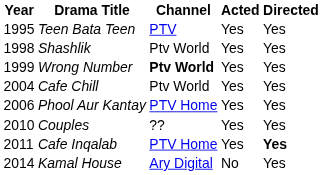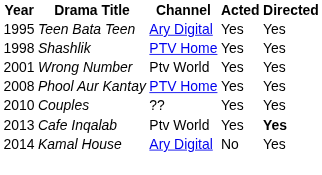(163, 29) PTV -> (181, 29) Ary Digital
(179, 48) Ptv World -> (183, 48) PTV Home
(19, 67) 1999 -> (19, 67) 2001
(182, 67) bold -> (179, 67) normal
- row: (68, 87)
(19, 106) 2006 -> (19, 87) 2008
(19, 144) 2011 -> (19, 125) 2013
(183, 144) PTV Home -> (179, 125) Ptv World
